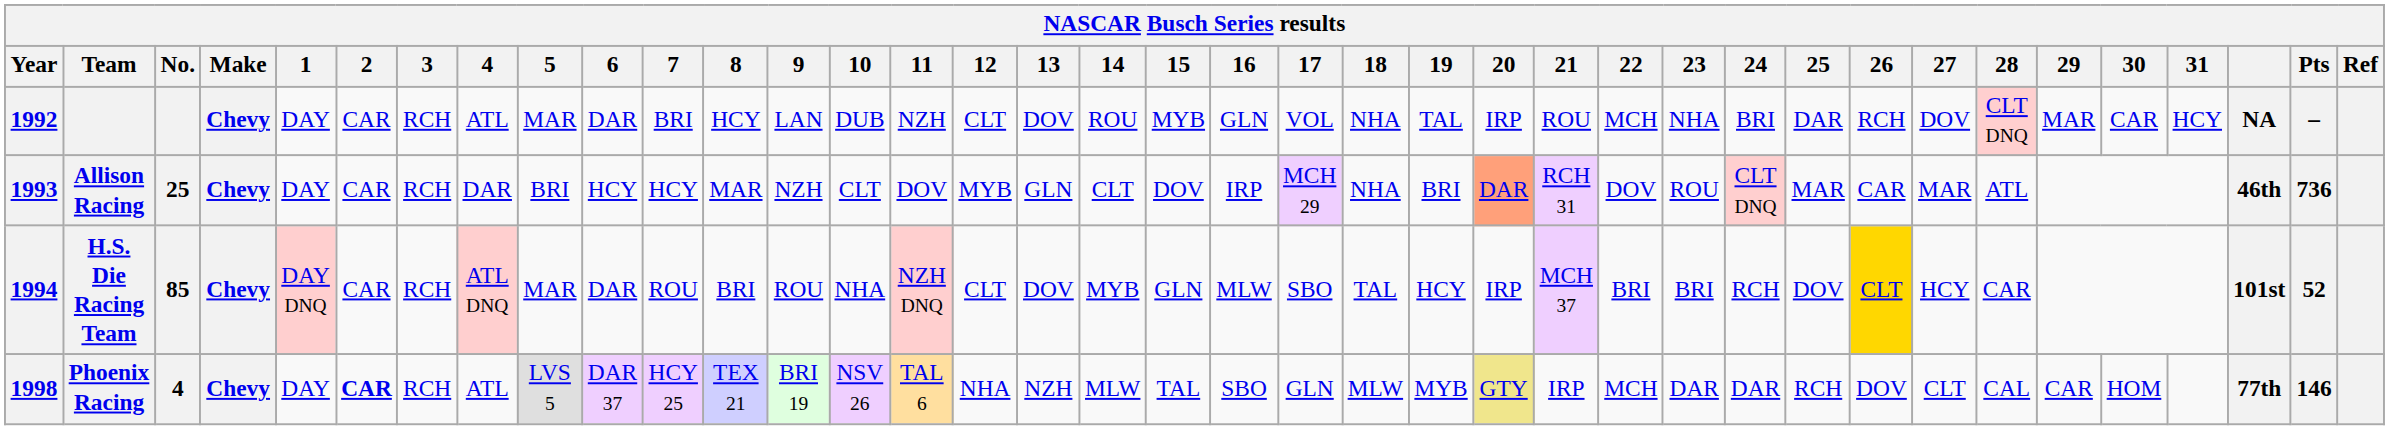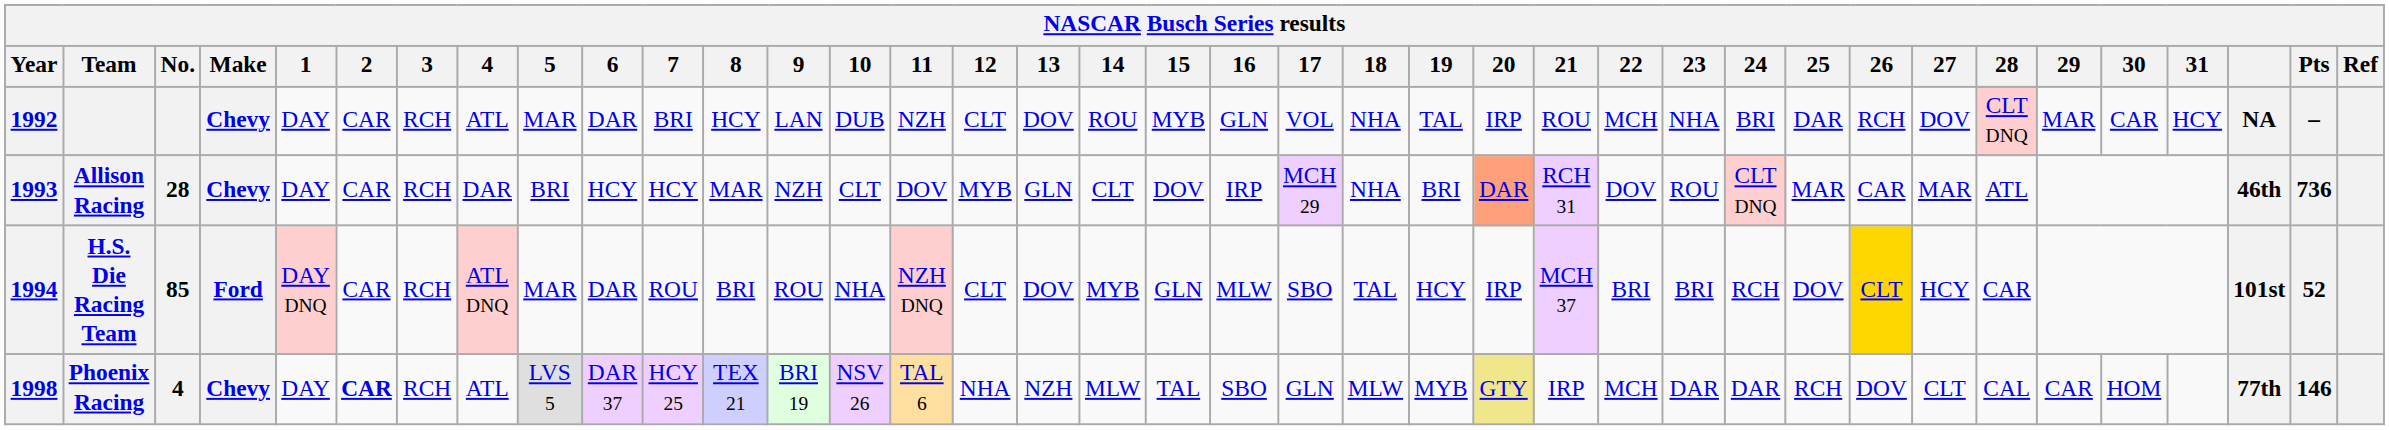(178, 190) 25 -> (178, 190) 28
(238, 289) Chevy -> (238, 289) Ford
